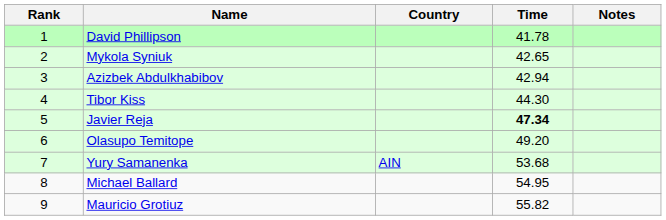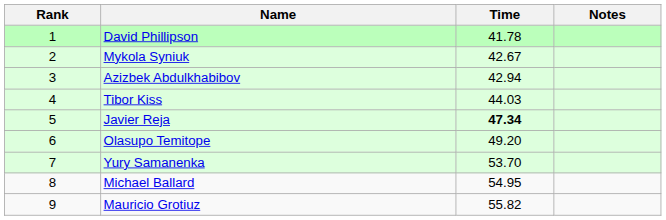- column: (434, 15)
(533, 57) 42.65 -> (505, 57) 42.67
(533, 99) 44.30 -> (505, 99) 44.03
(533, 162) 53.68 -> (505, 162) 53.70
